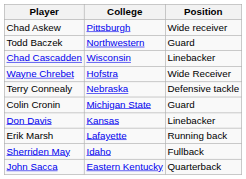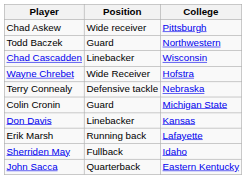columns swapped: (203, 12) <-> (125, 12)
